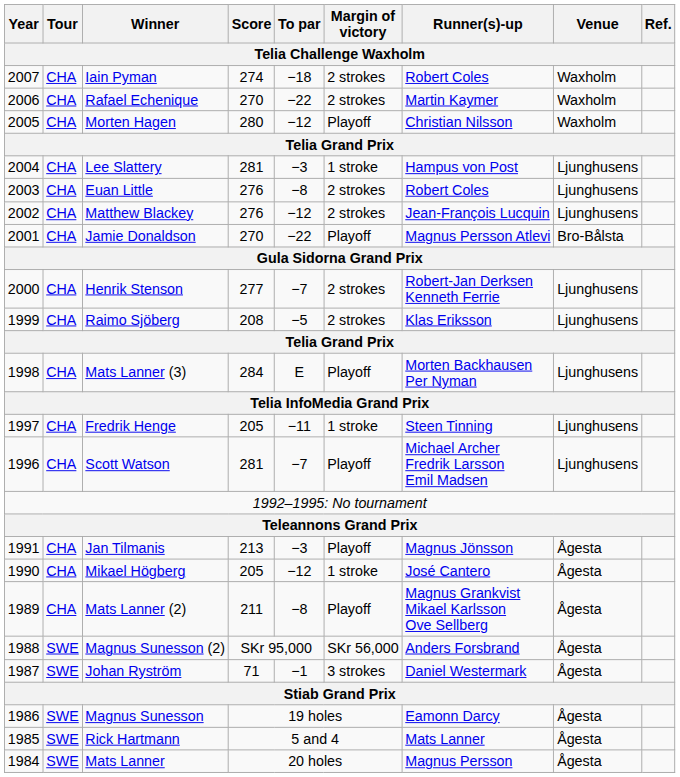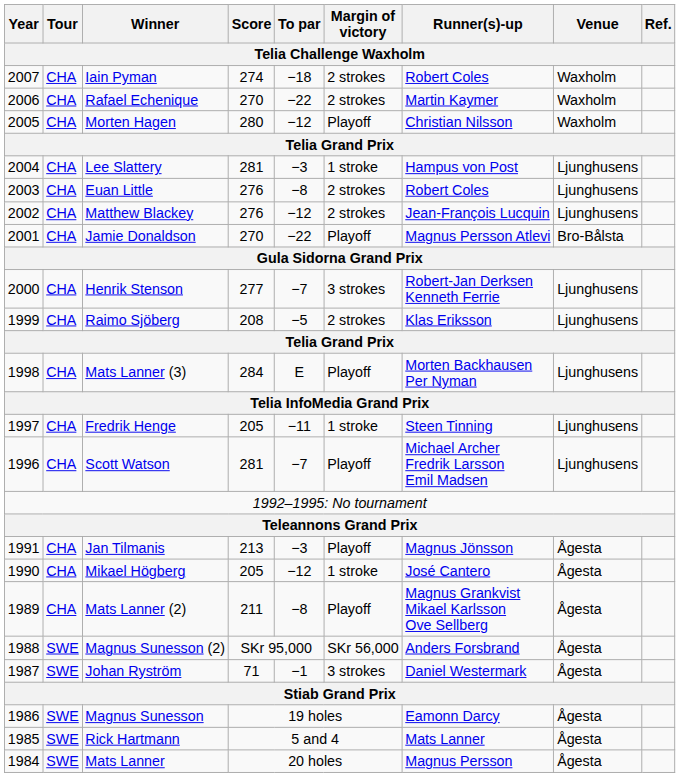(356, 289) 2 strokes -> (356, 289) 3 strokes
